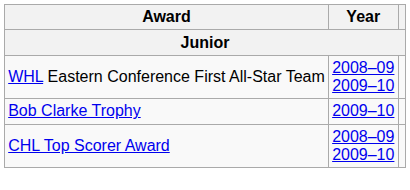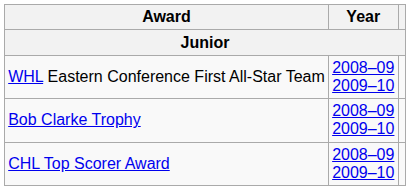(363, 111) 2009–10 -> (363, 120) 2008–09 2009–10
